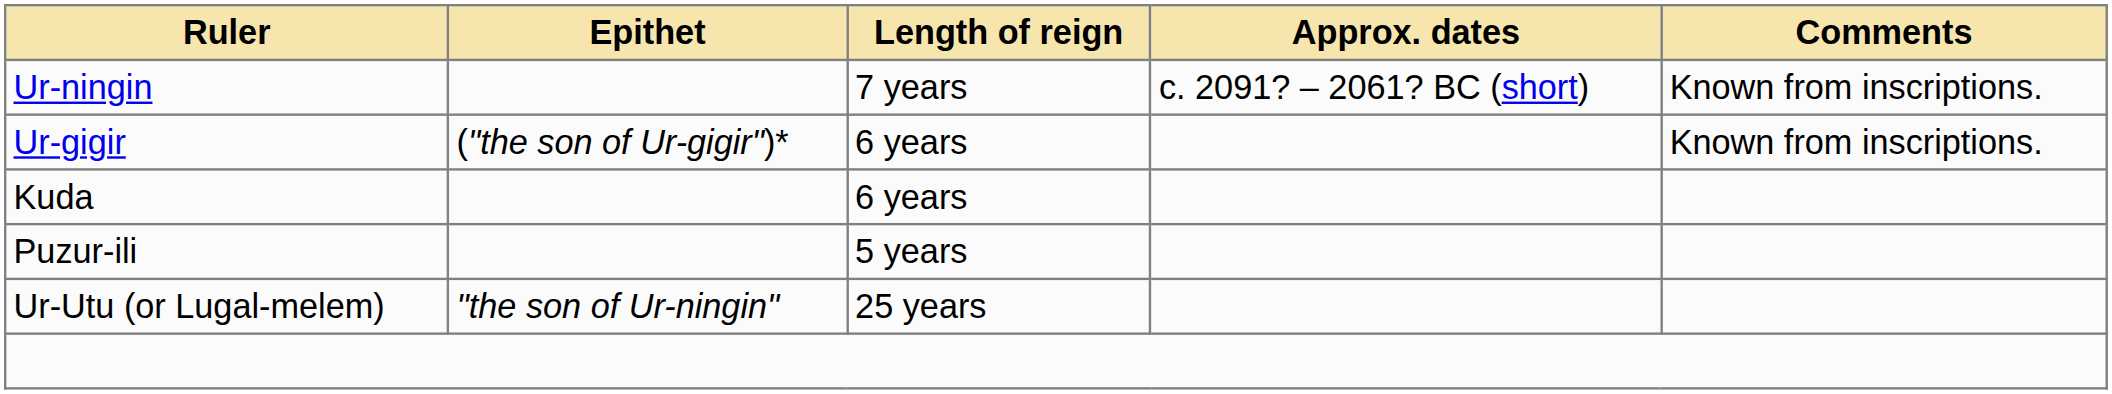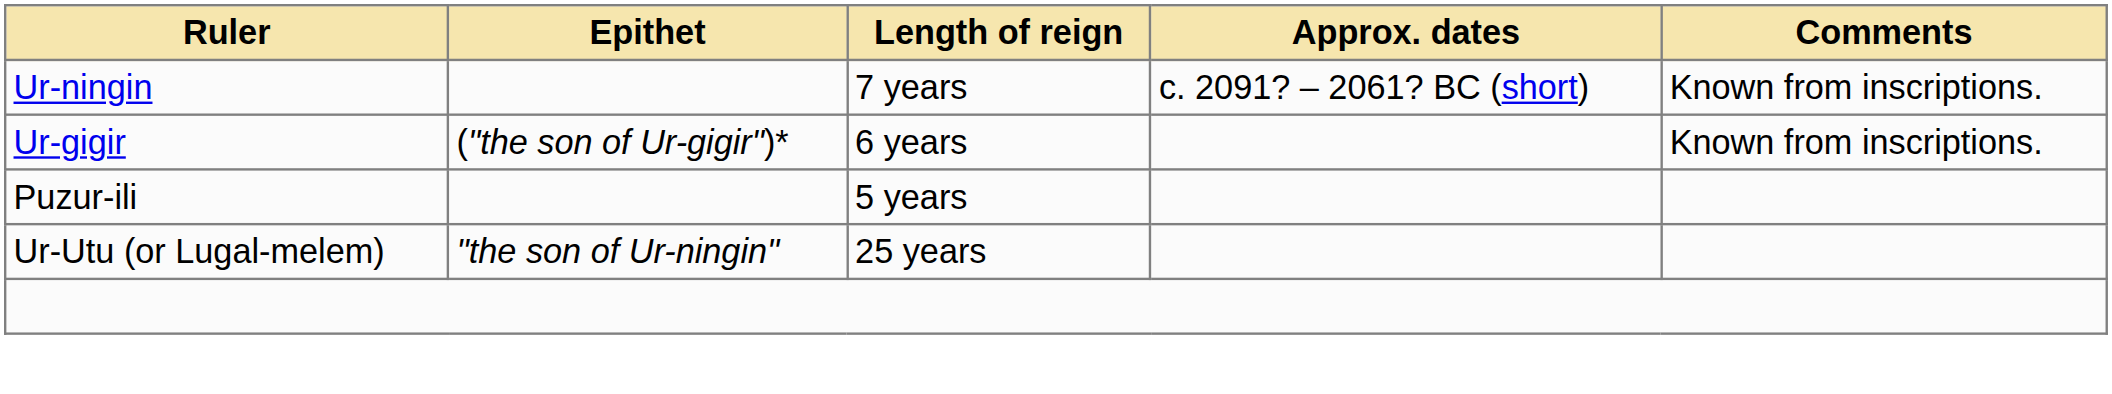- row: (54, 197)
